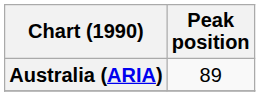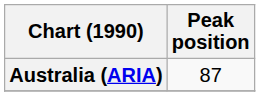(211, 74) 89 -> (211, 74) 87
